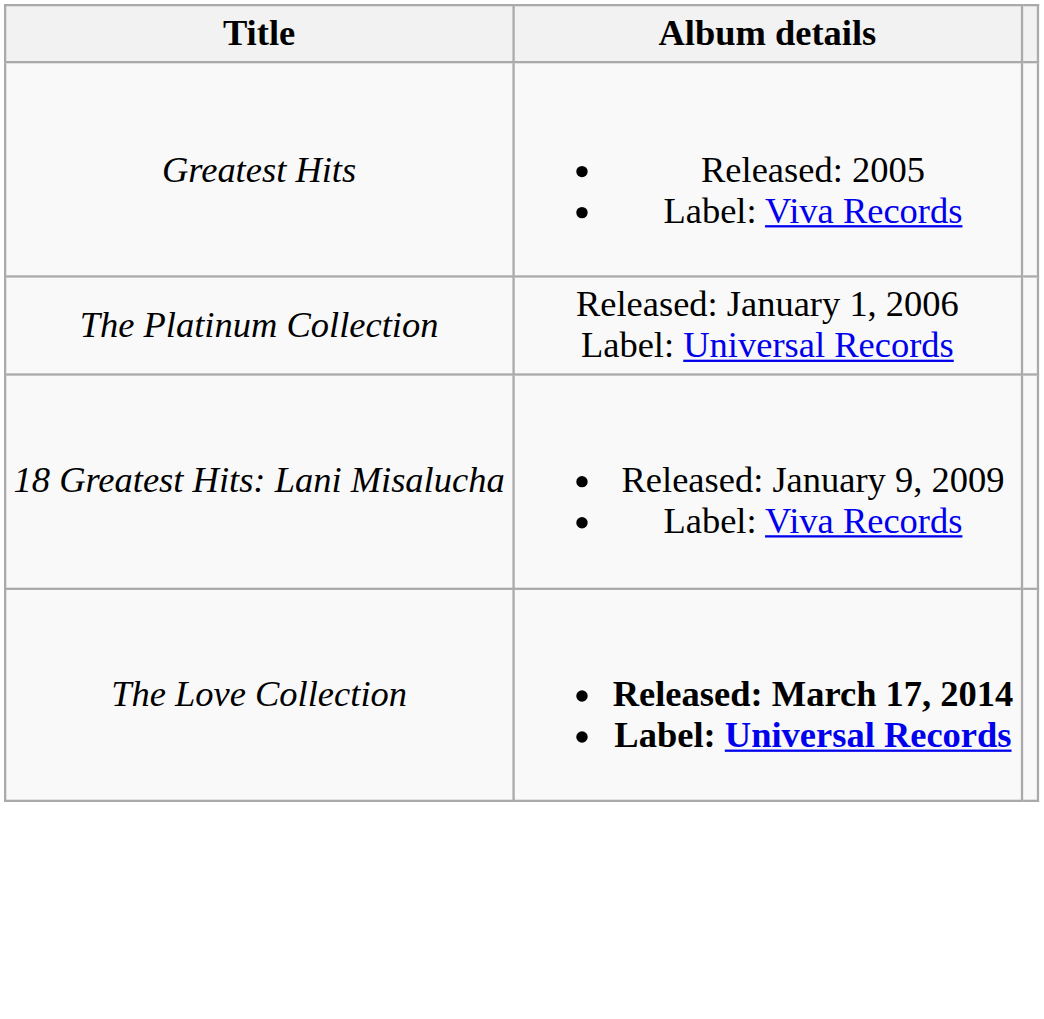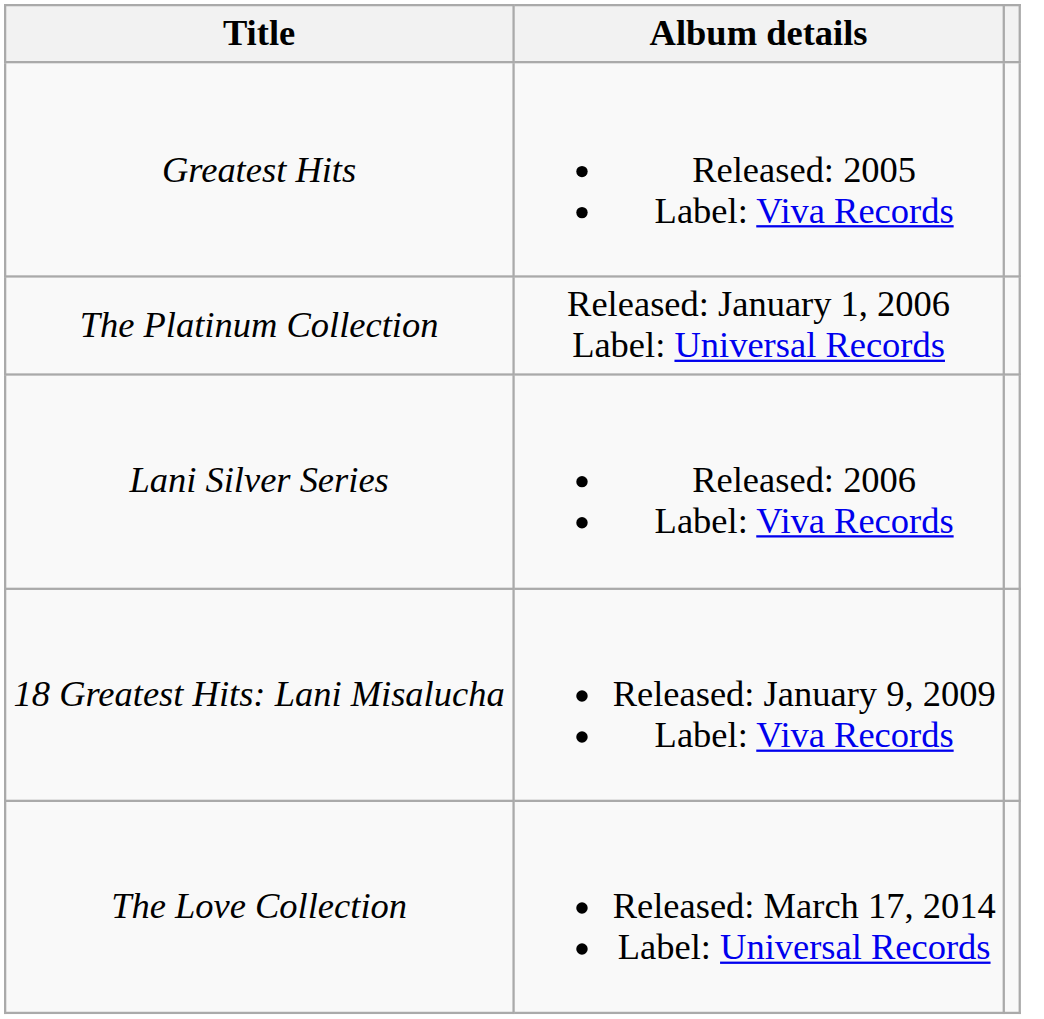+ row: (259, 480)
(767, 715) bold -> (759, 928) normal
